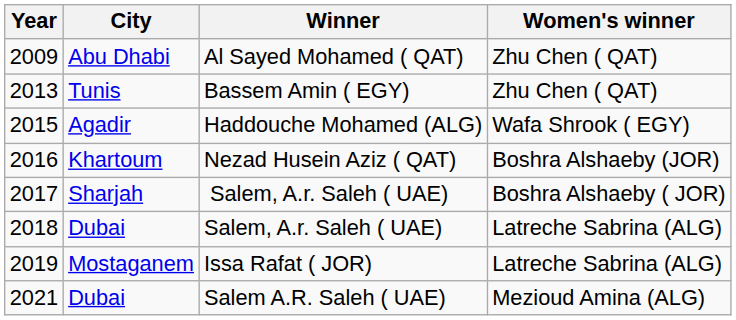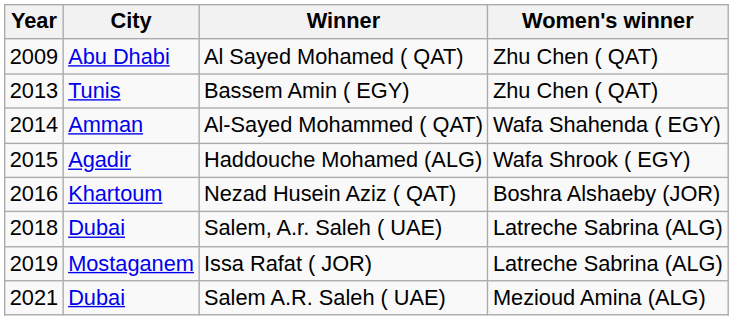+ row: (34, 125)
- row: (34, 194)
